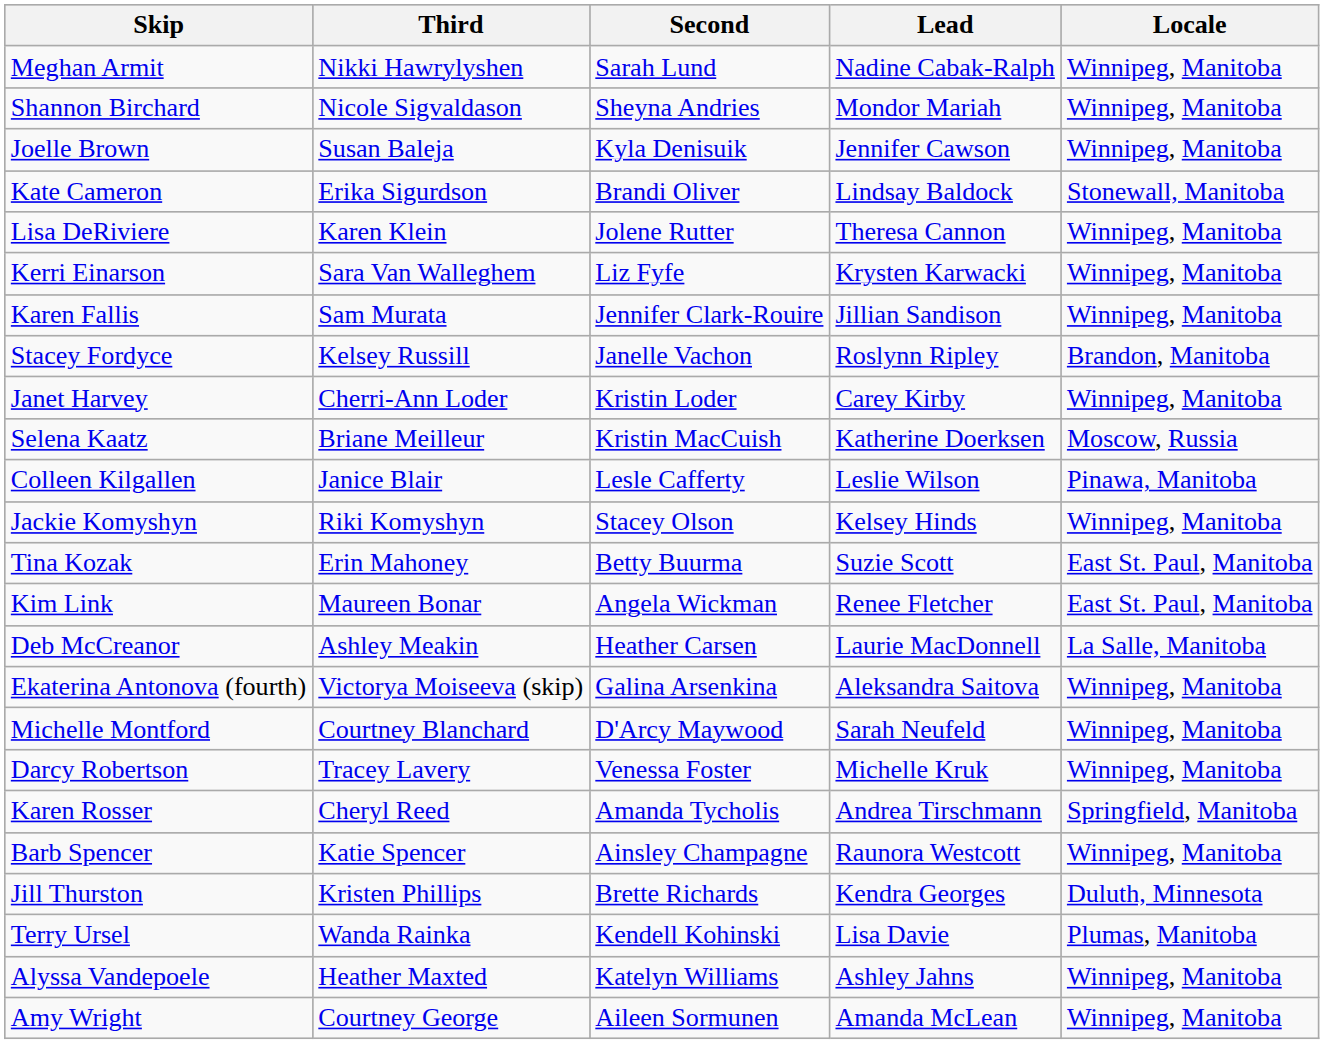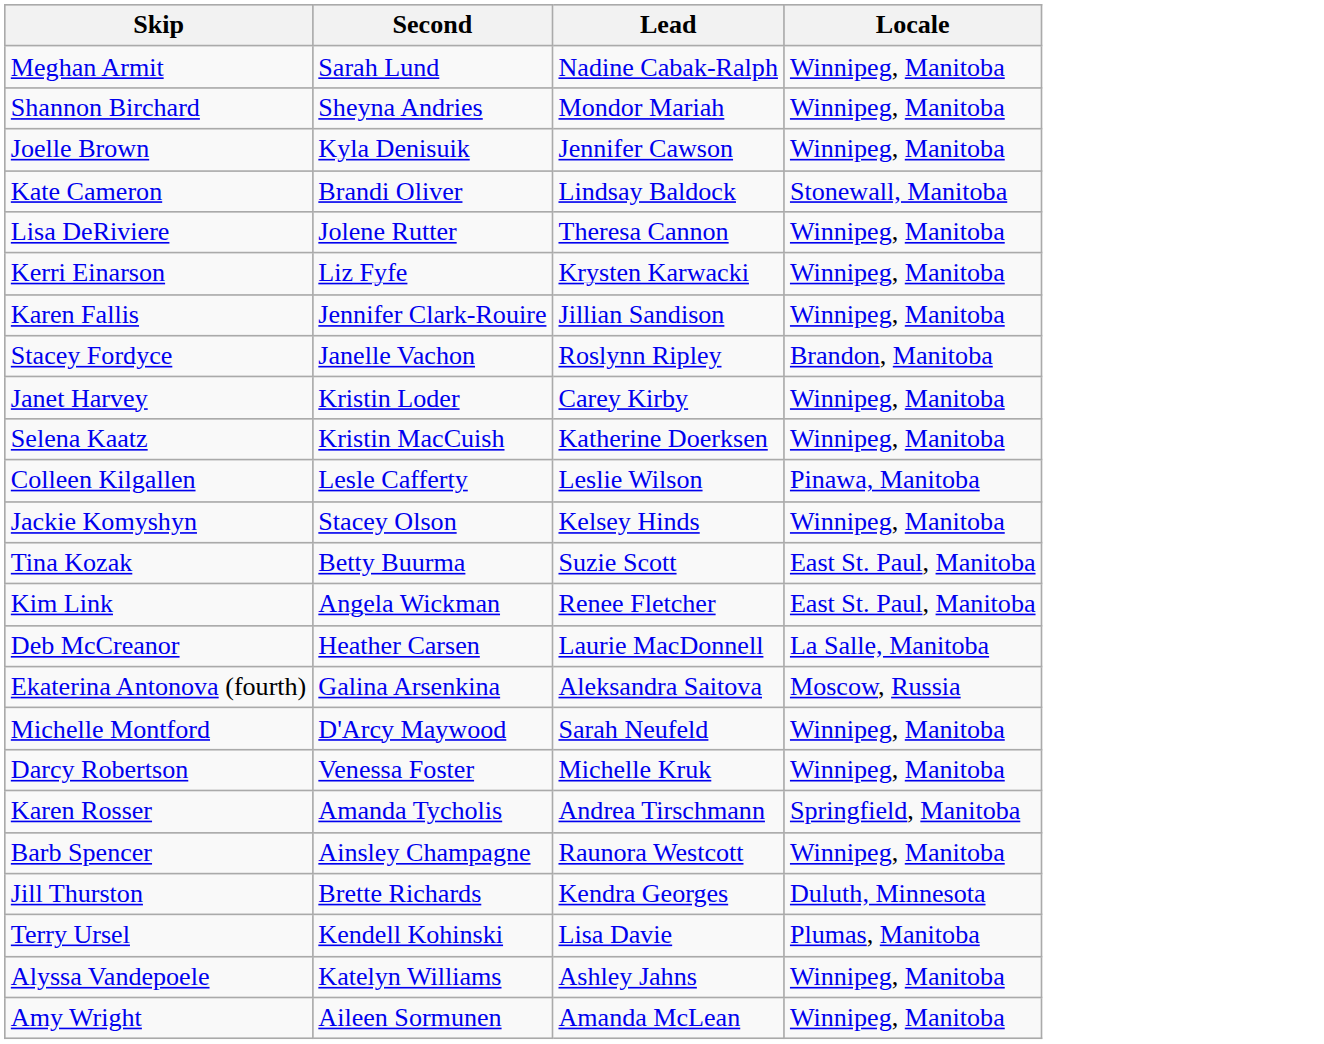- column: (451, 25)
(1152, 438) Moscow, Russia -> (897, 438) Winnipeg, Manitoba
(1174, 686) Winnipeg, Manitoba -> (875, 686) Moscow, Russia
